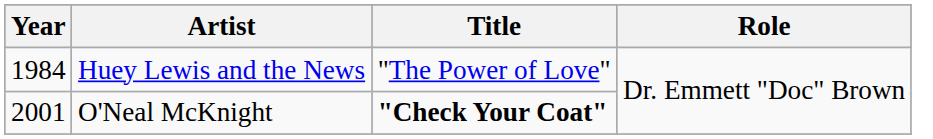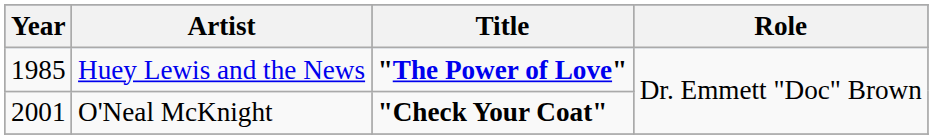(38, 69) 1984 -> (38, 69) 1985
(494, 69) normal -> (502, 69) bold
